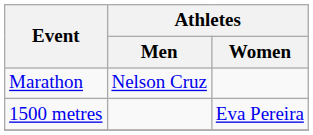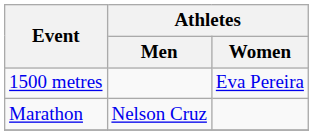rows swapped: (56, 114) <-> (46, 83)
